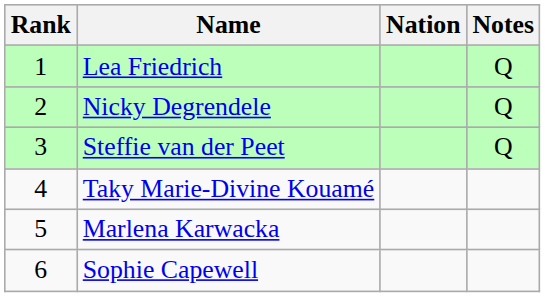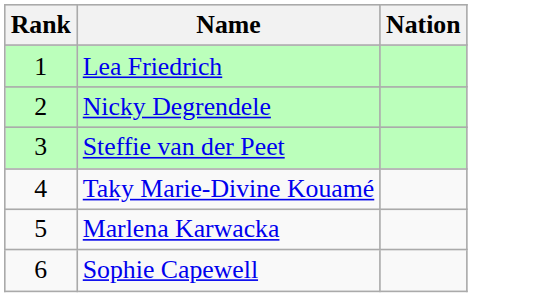- column: (503, 24)
